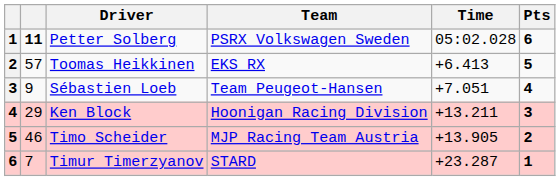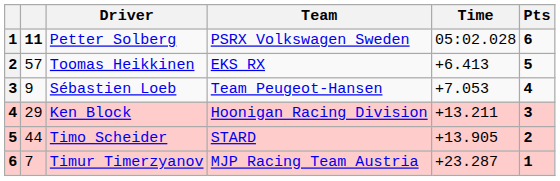(462, 90) +7.051 -> (462, 90) +7.053
(34, 139) 46 -> (34, 139) 44
(315, 139) MJP Racing Team Austria -> (233, 139) STARD
(233, 163) STARD -> (315, 163) MJP Racing Team Austria
